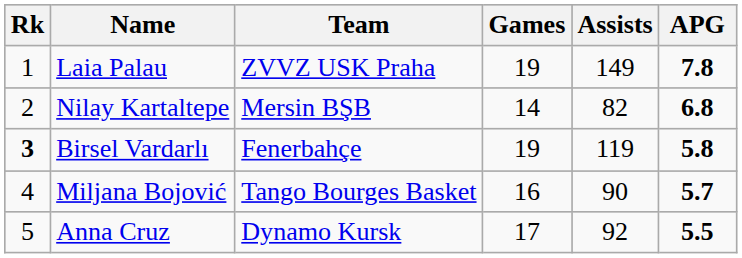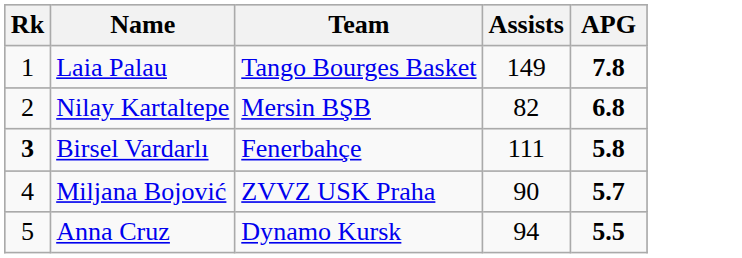- column: (527, 25)
(338, 66) ZVVZ USK Praha -> (359, 66) Tango Bourges Basket
(615, 149) 119 -> (526, 149) 111
(359, 190) Tango Bourges Basket -> (338, 190) ZVVZ USK Praha
(615, 231) 92 -> (526, 231) 94
